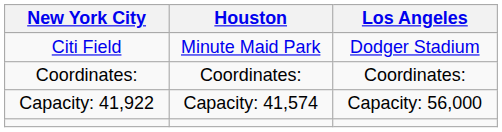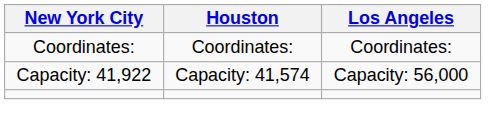- row: (87, 47)
